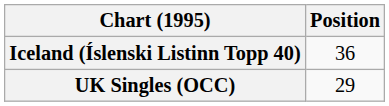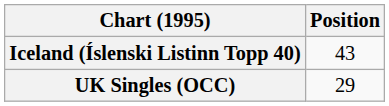(345, 52) 36 -> (345, 52) 43
